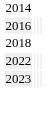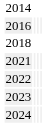+ row: (18, 61)
+ row: (18, 114)
